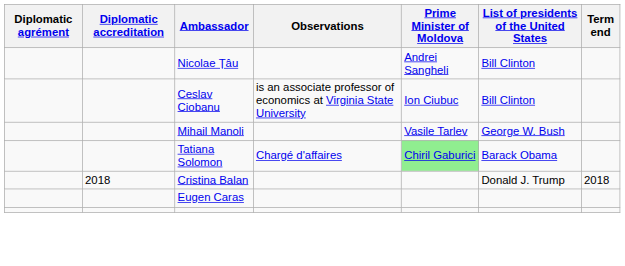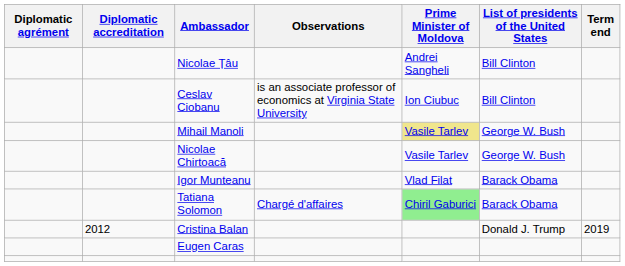(436, 131) no background -> (436, 131) khaki background
+ row: (202, 155)
+ row: (214, 180)
(98, 180) 2018 -> (98, 229) 2012
(597, 180) 2018 -> (597, 229) 2019
